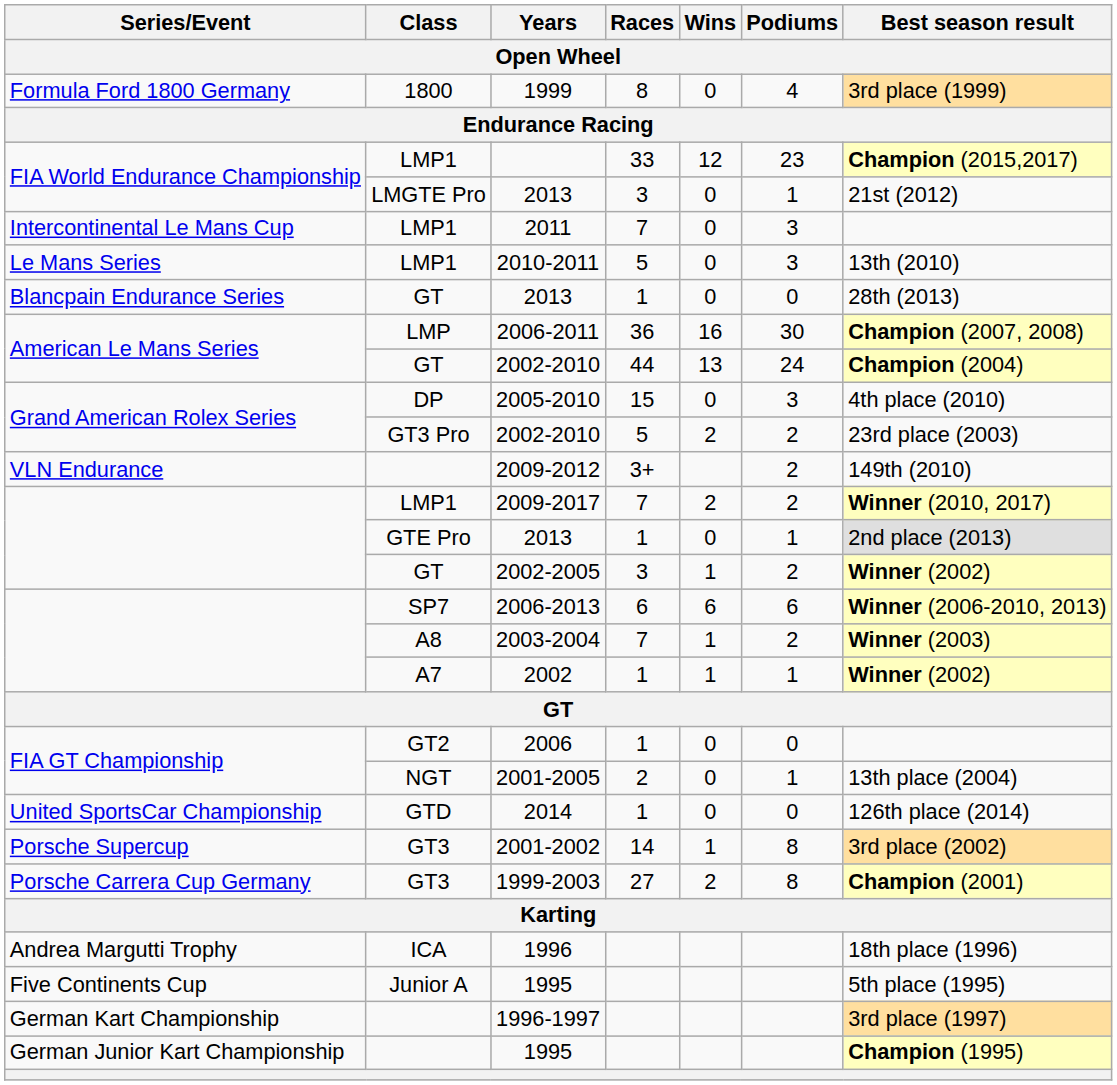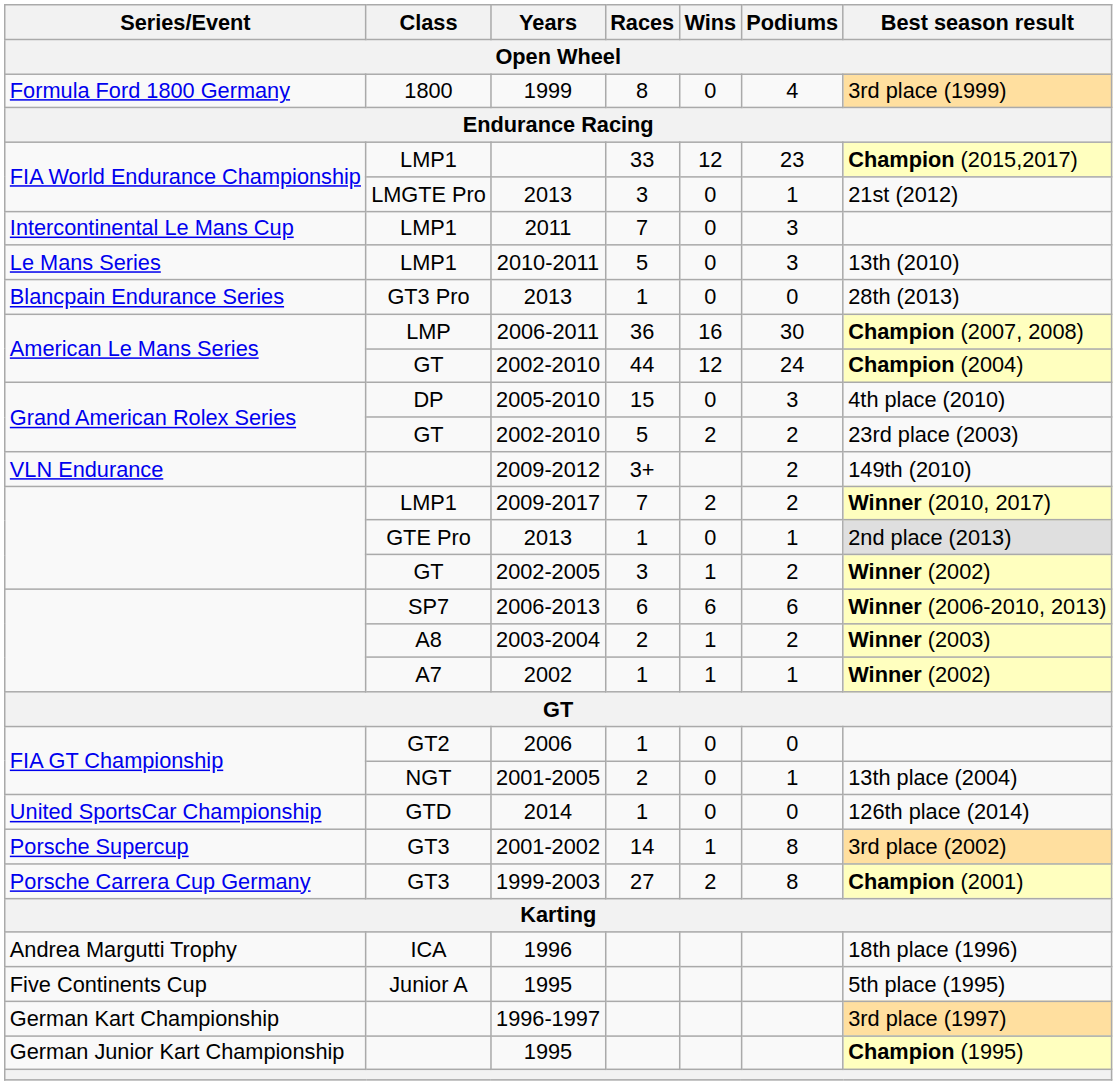(428, 297) GT -> (428, 297) GT3 Pro
(710, 366) 13 -> (710, 366) 12
(428, 435) GT3 Pro -> (428, 435) GT
(642, 641) 7 -> (642, 641) 2
